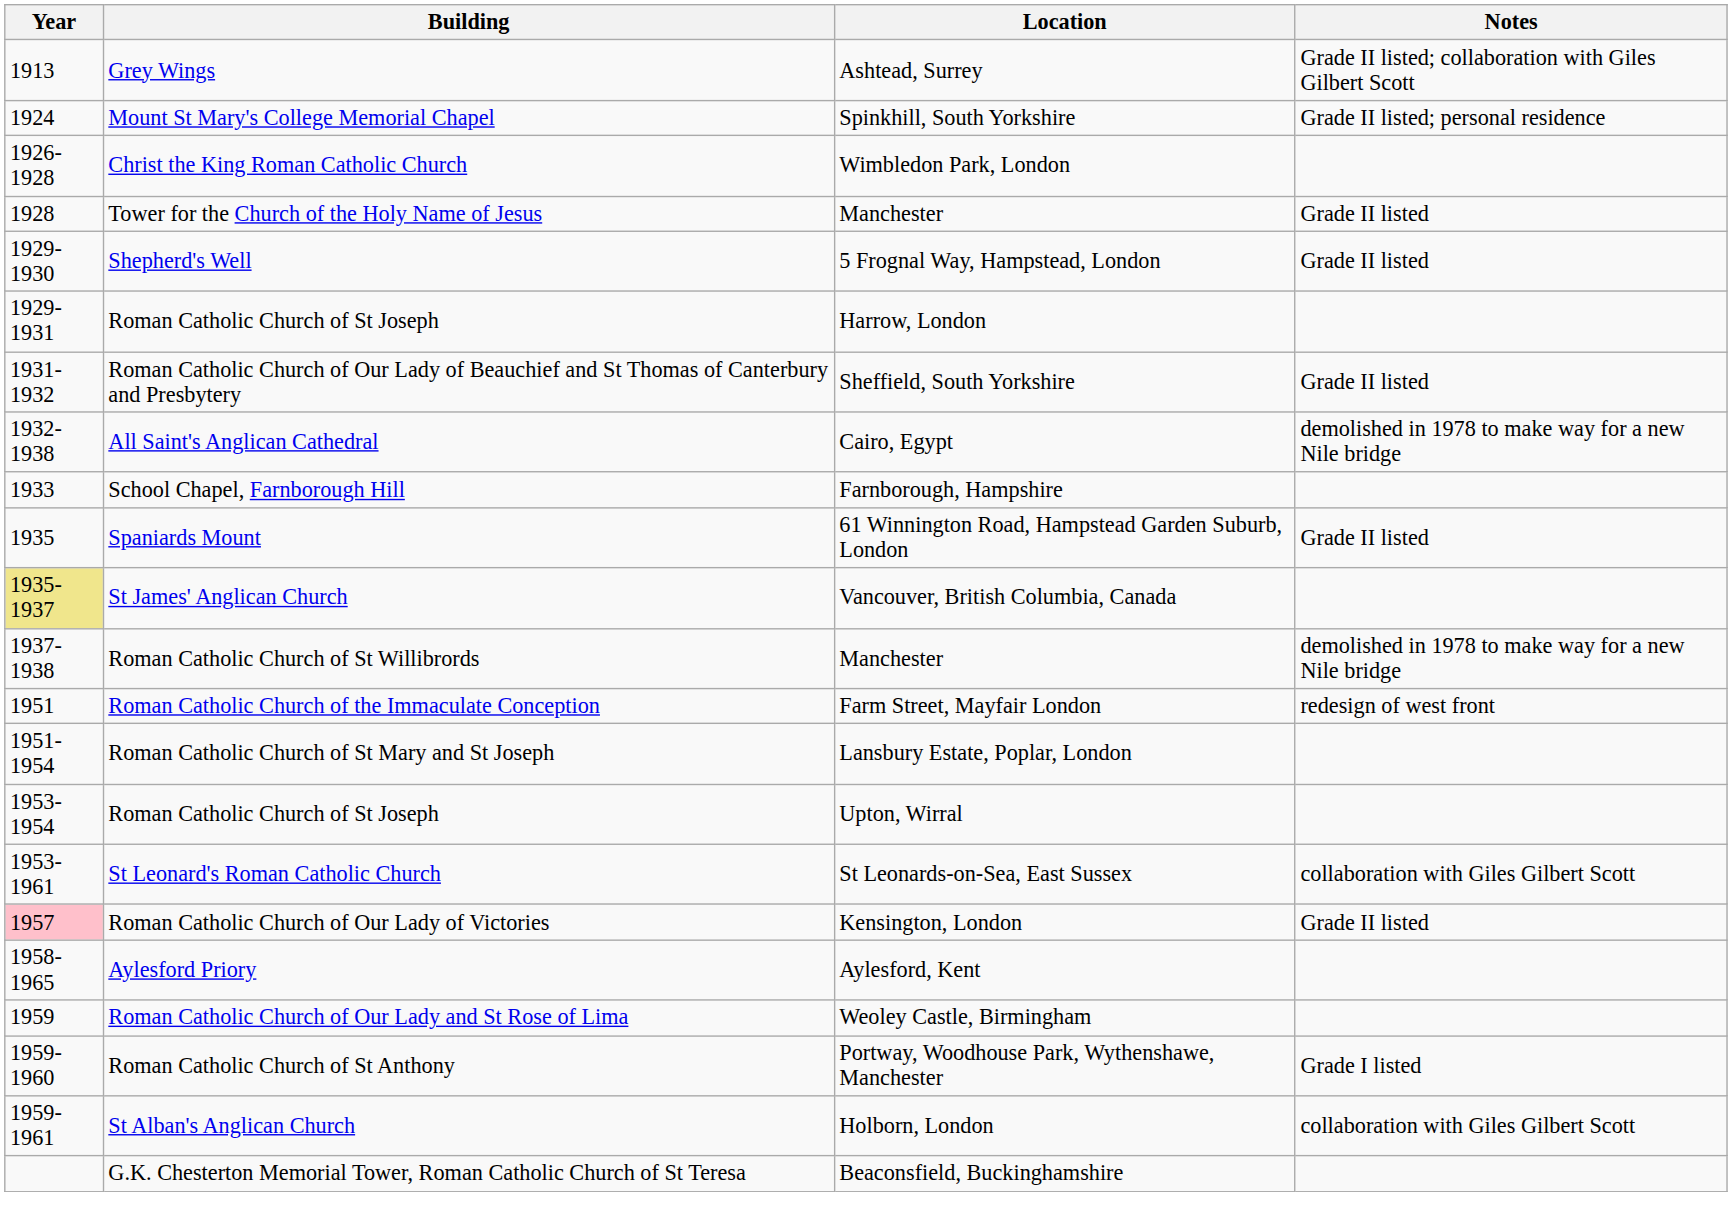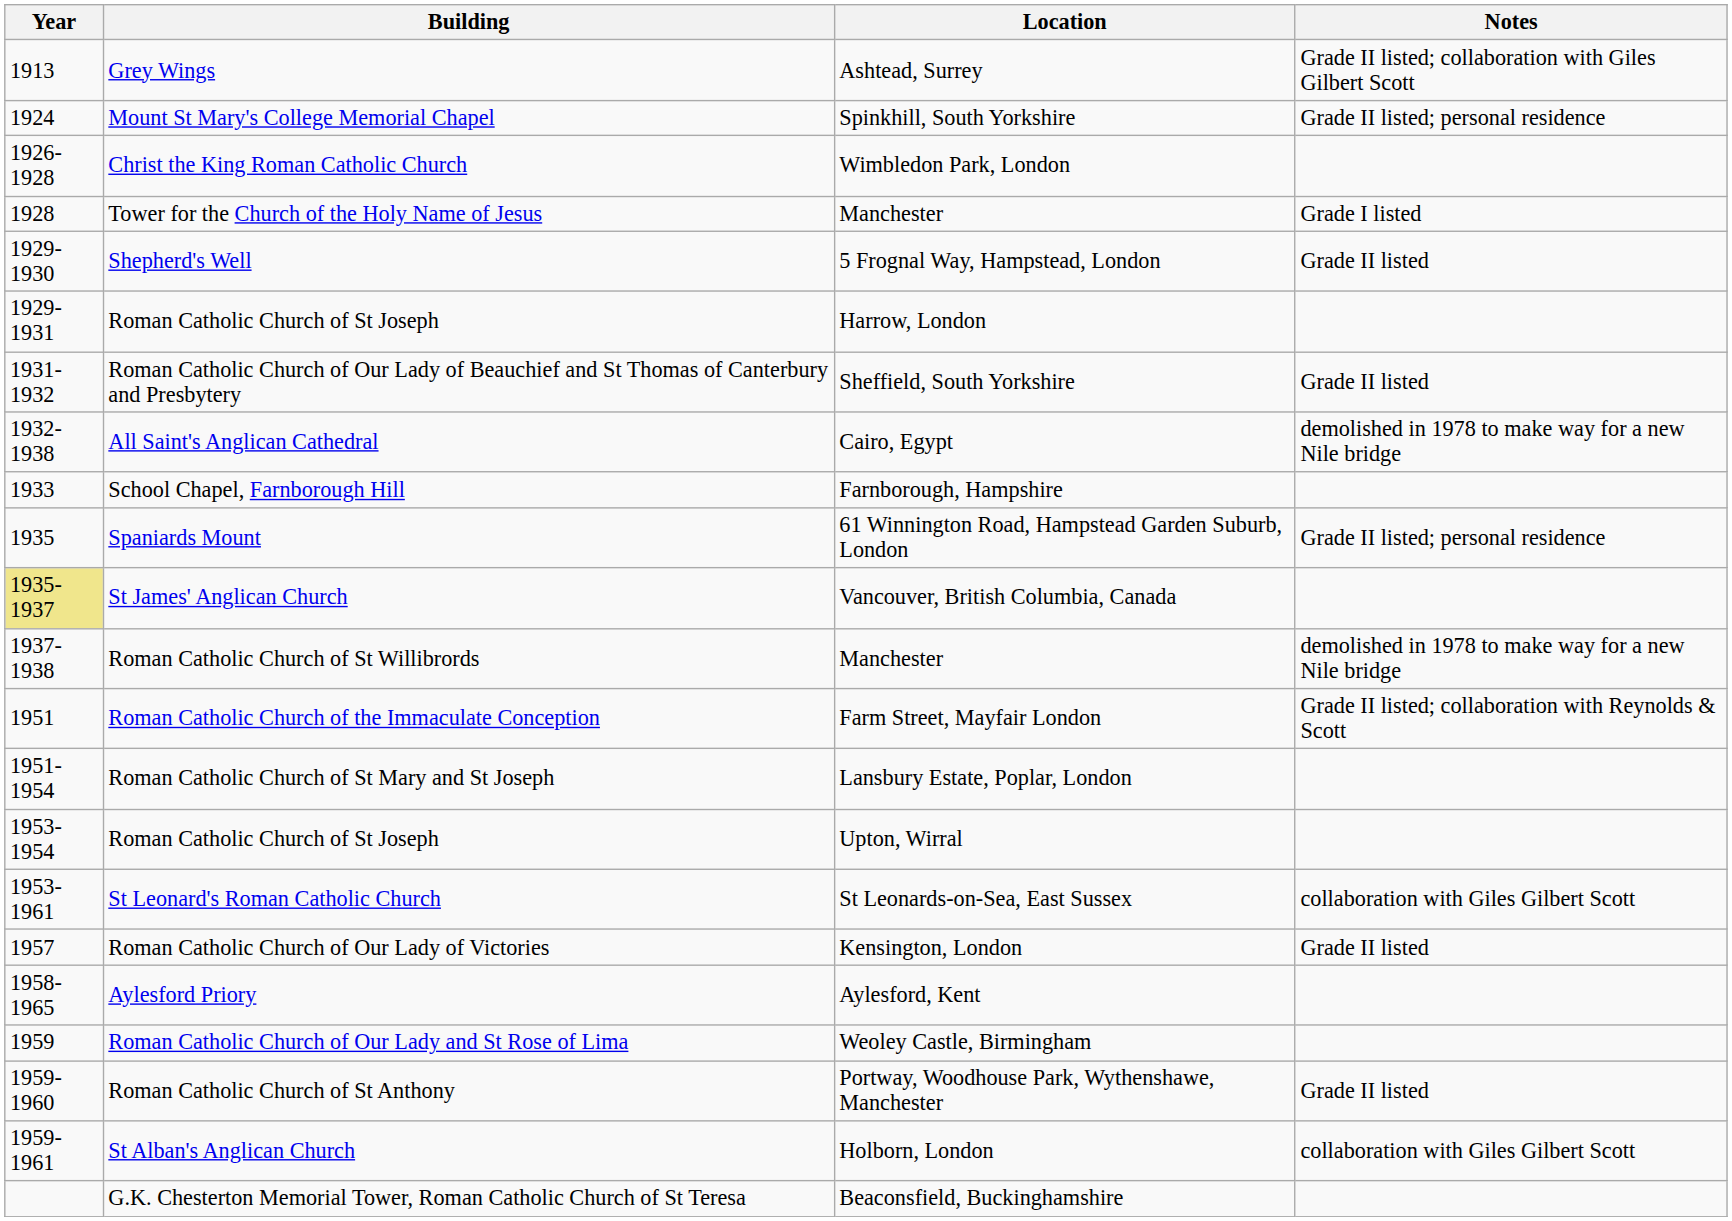(1365, 213) Grade II listed -> (1361, 213) Grade I listed
(1365, 537) Grade II listed -> (1453, 537) Grade II listed; personal residence
(1398, 705) redesign of west front -> (1508, 718) Grade II listed; collaboration with Reynolds & Scott
(32, 921) pink background -> (32, 947) no background
(1361, 1065) Grade I listed -> (1365, 1090) Grade II listed
